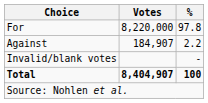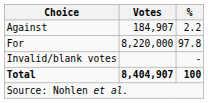rows swapped: (15, 28) <-> (27, 44)
